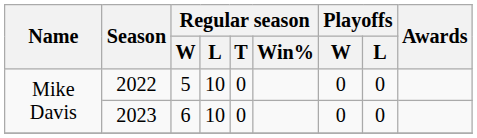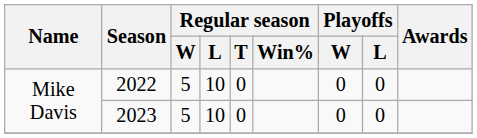(186, 116) 6 -> (186, 116) 5
